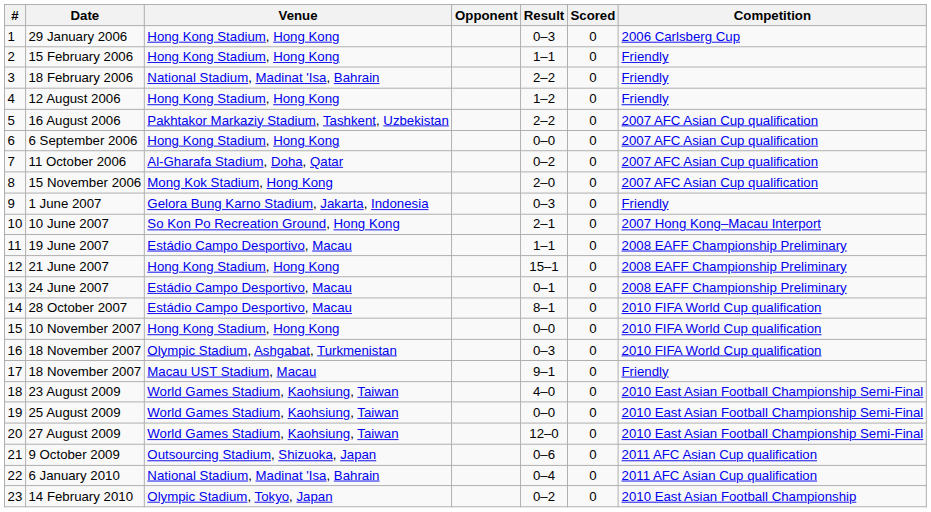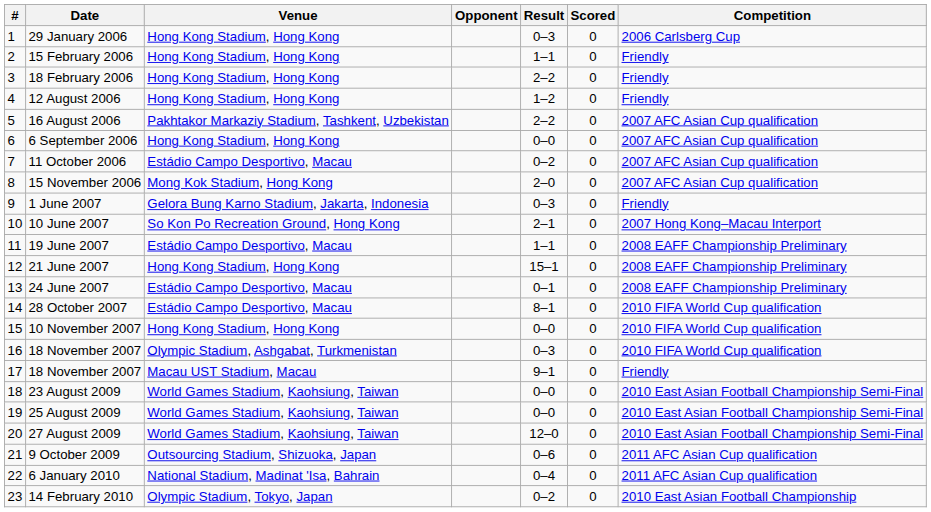(263, 78) National Stadium, Madinat 'Isa, Bahrain -> (243, 78) Hong Kong Stadium, Hong Kong
(245, 162) Al-Gharafa Stadium, Doha, Qatar -> (250, 162) Estádio Campo Desportivo, Macau
(544, 392) 4–0 -> (544, 392) 0–0
